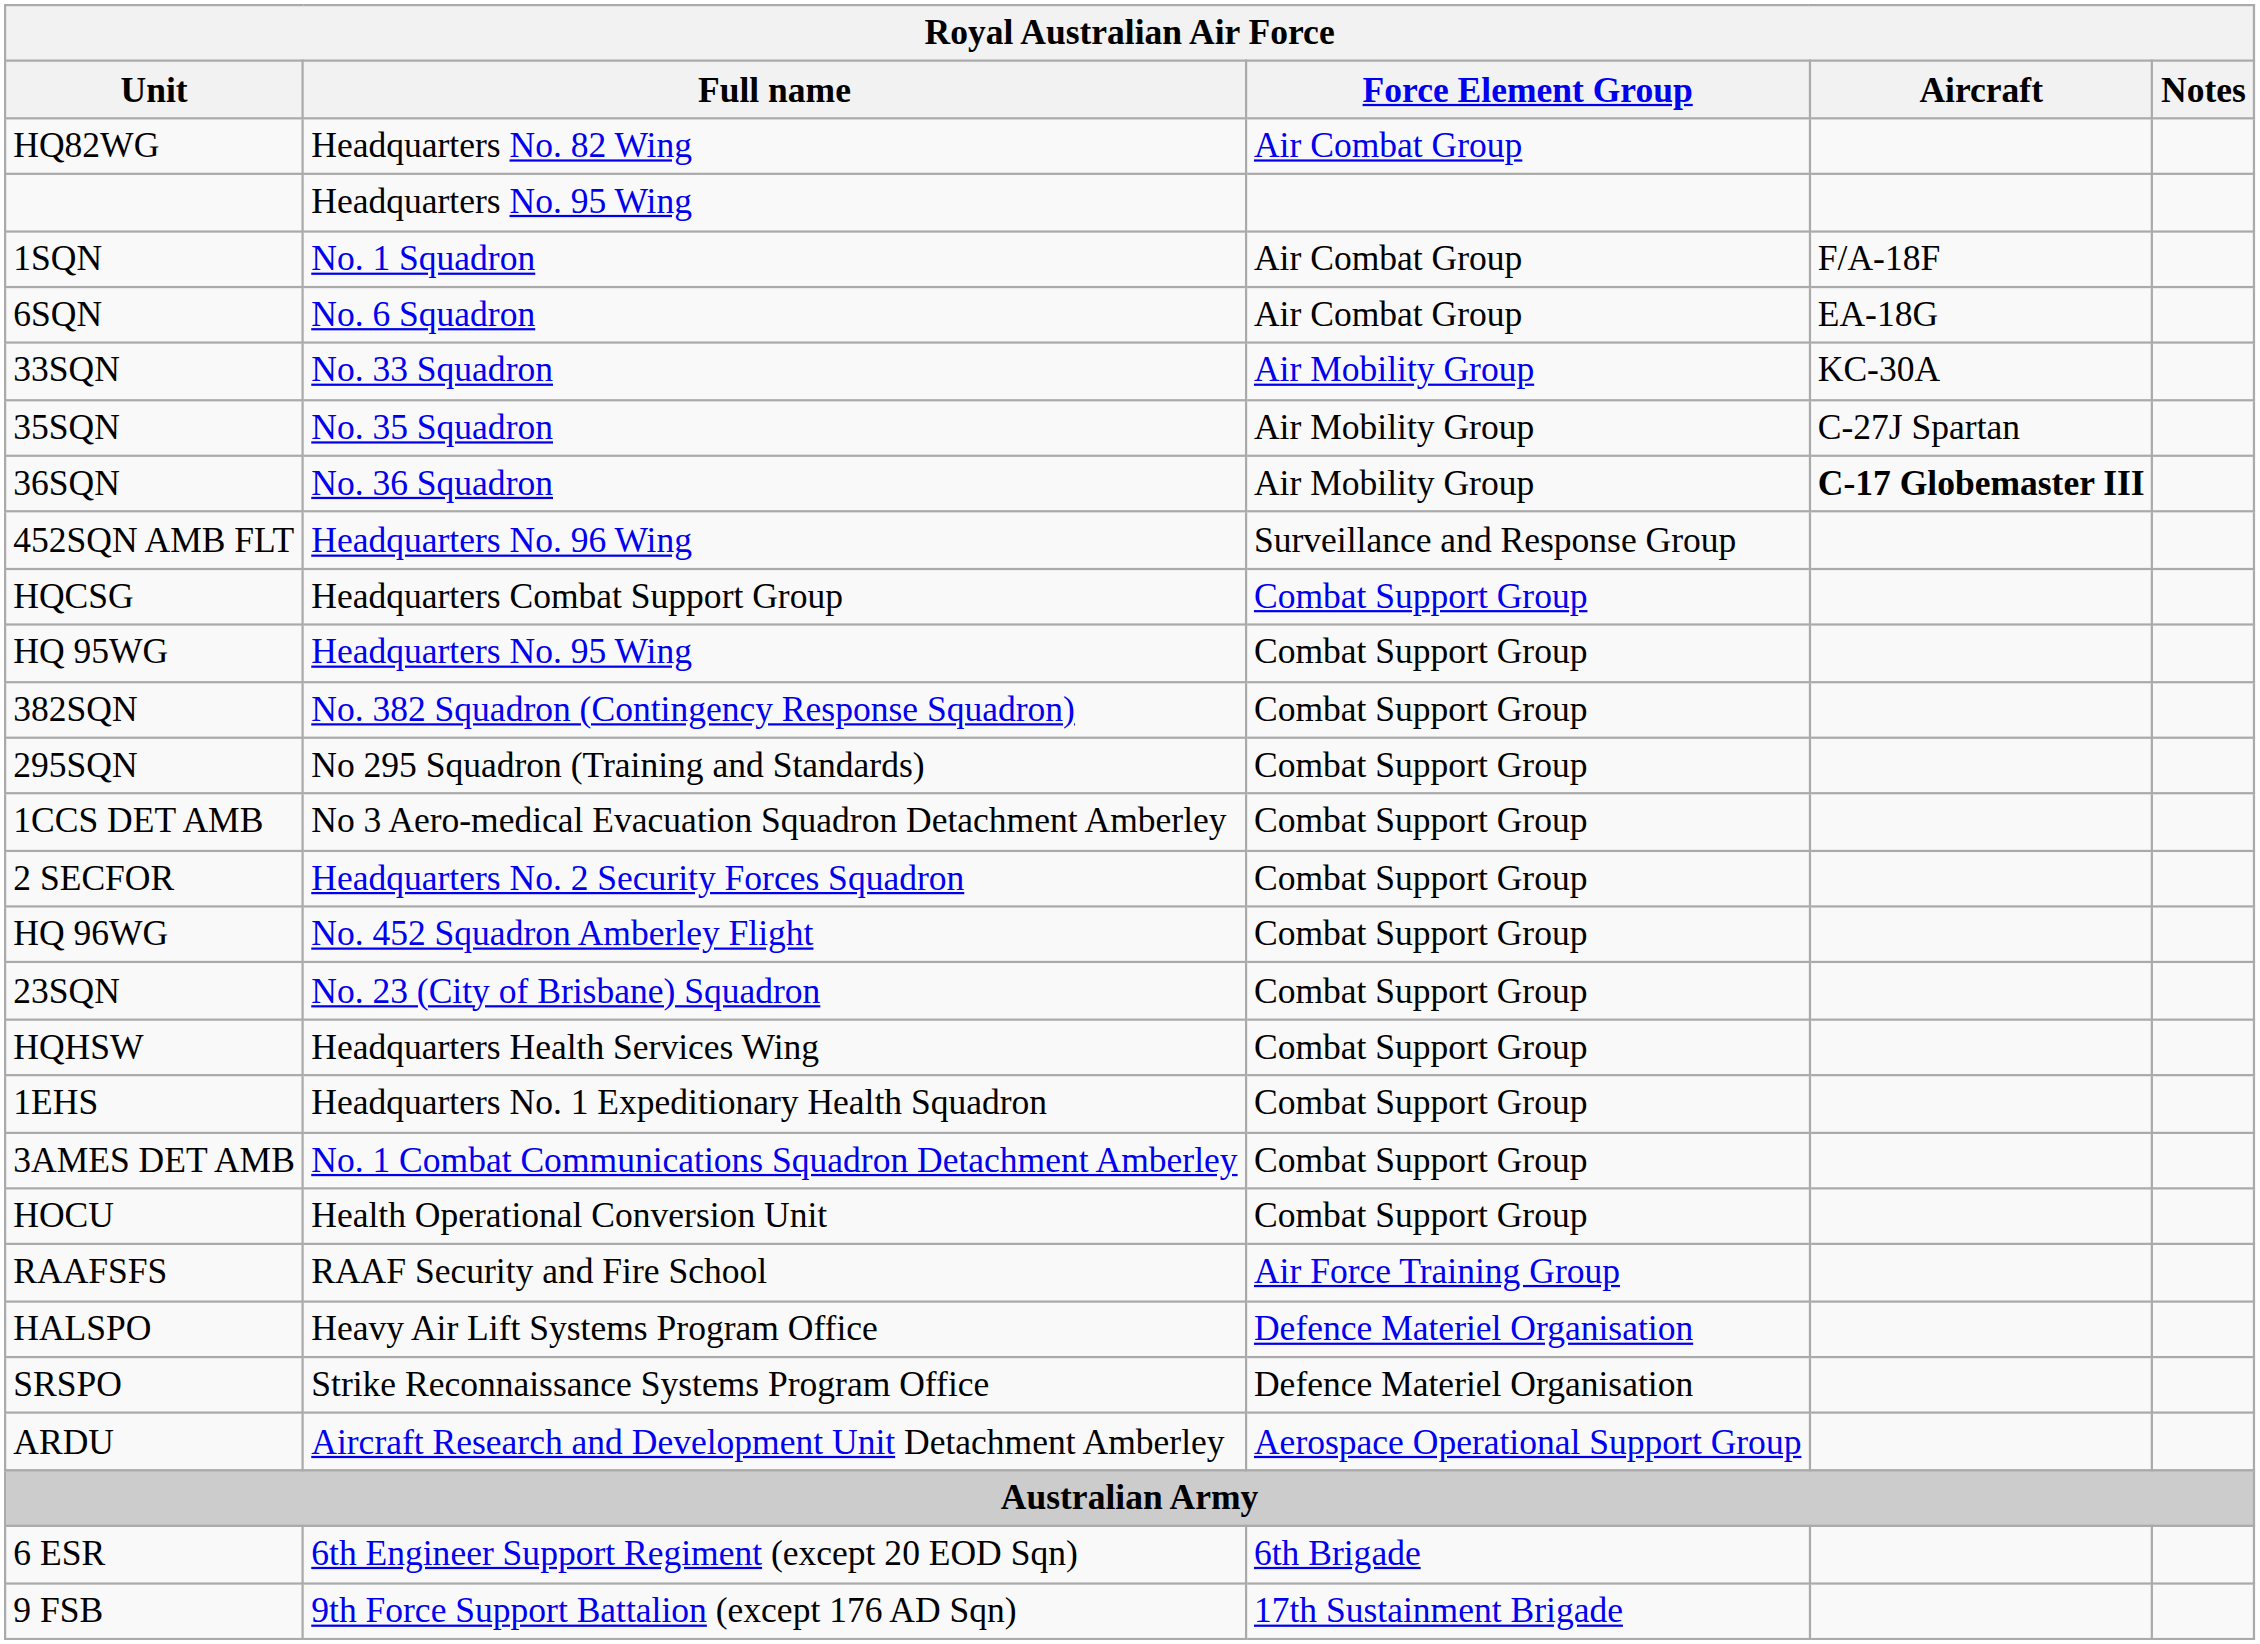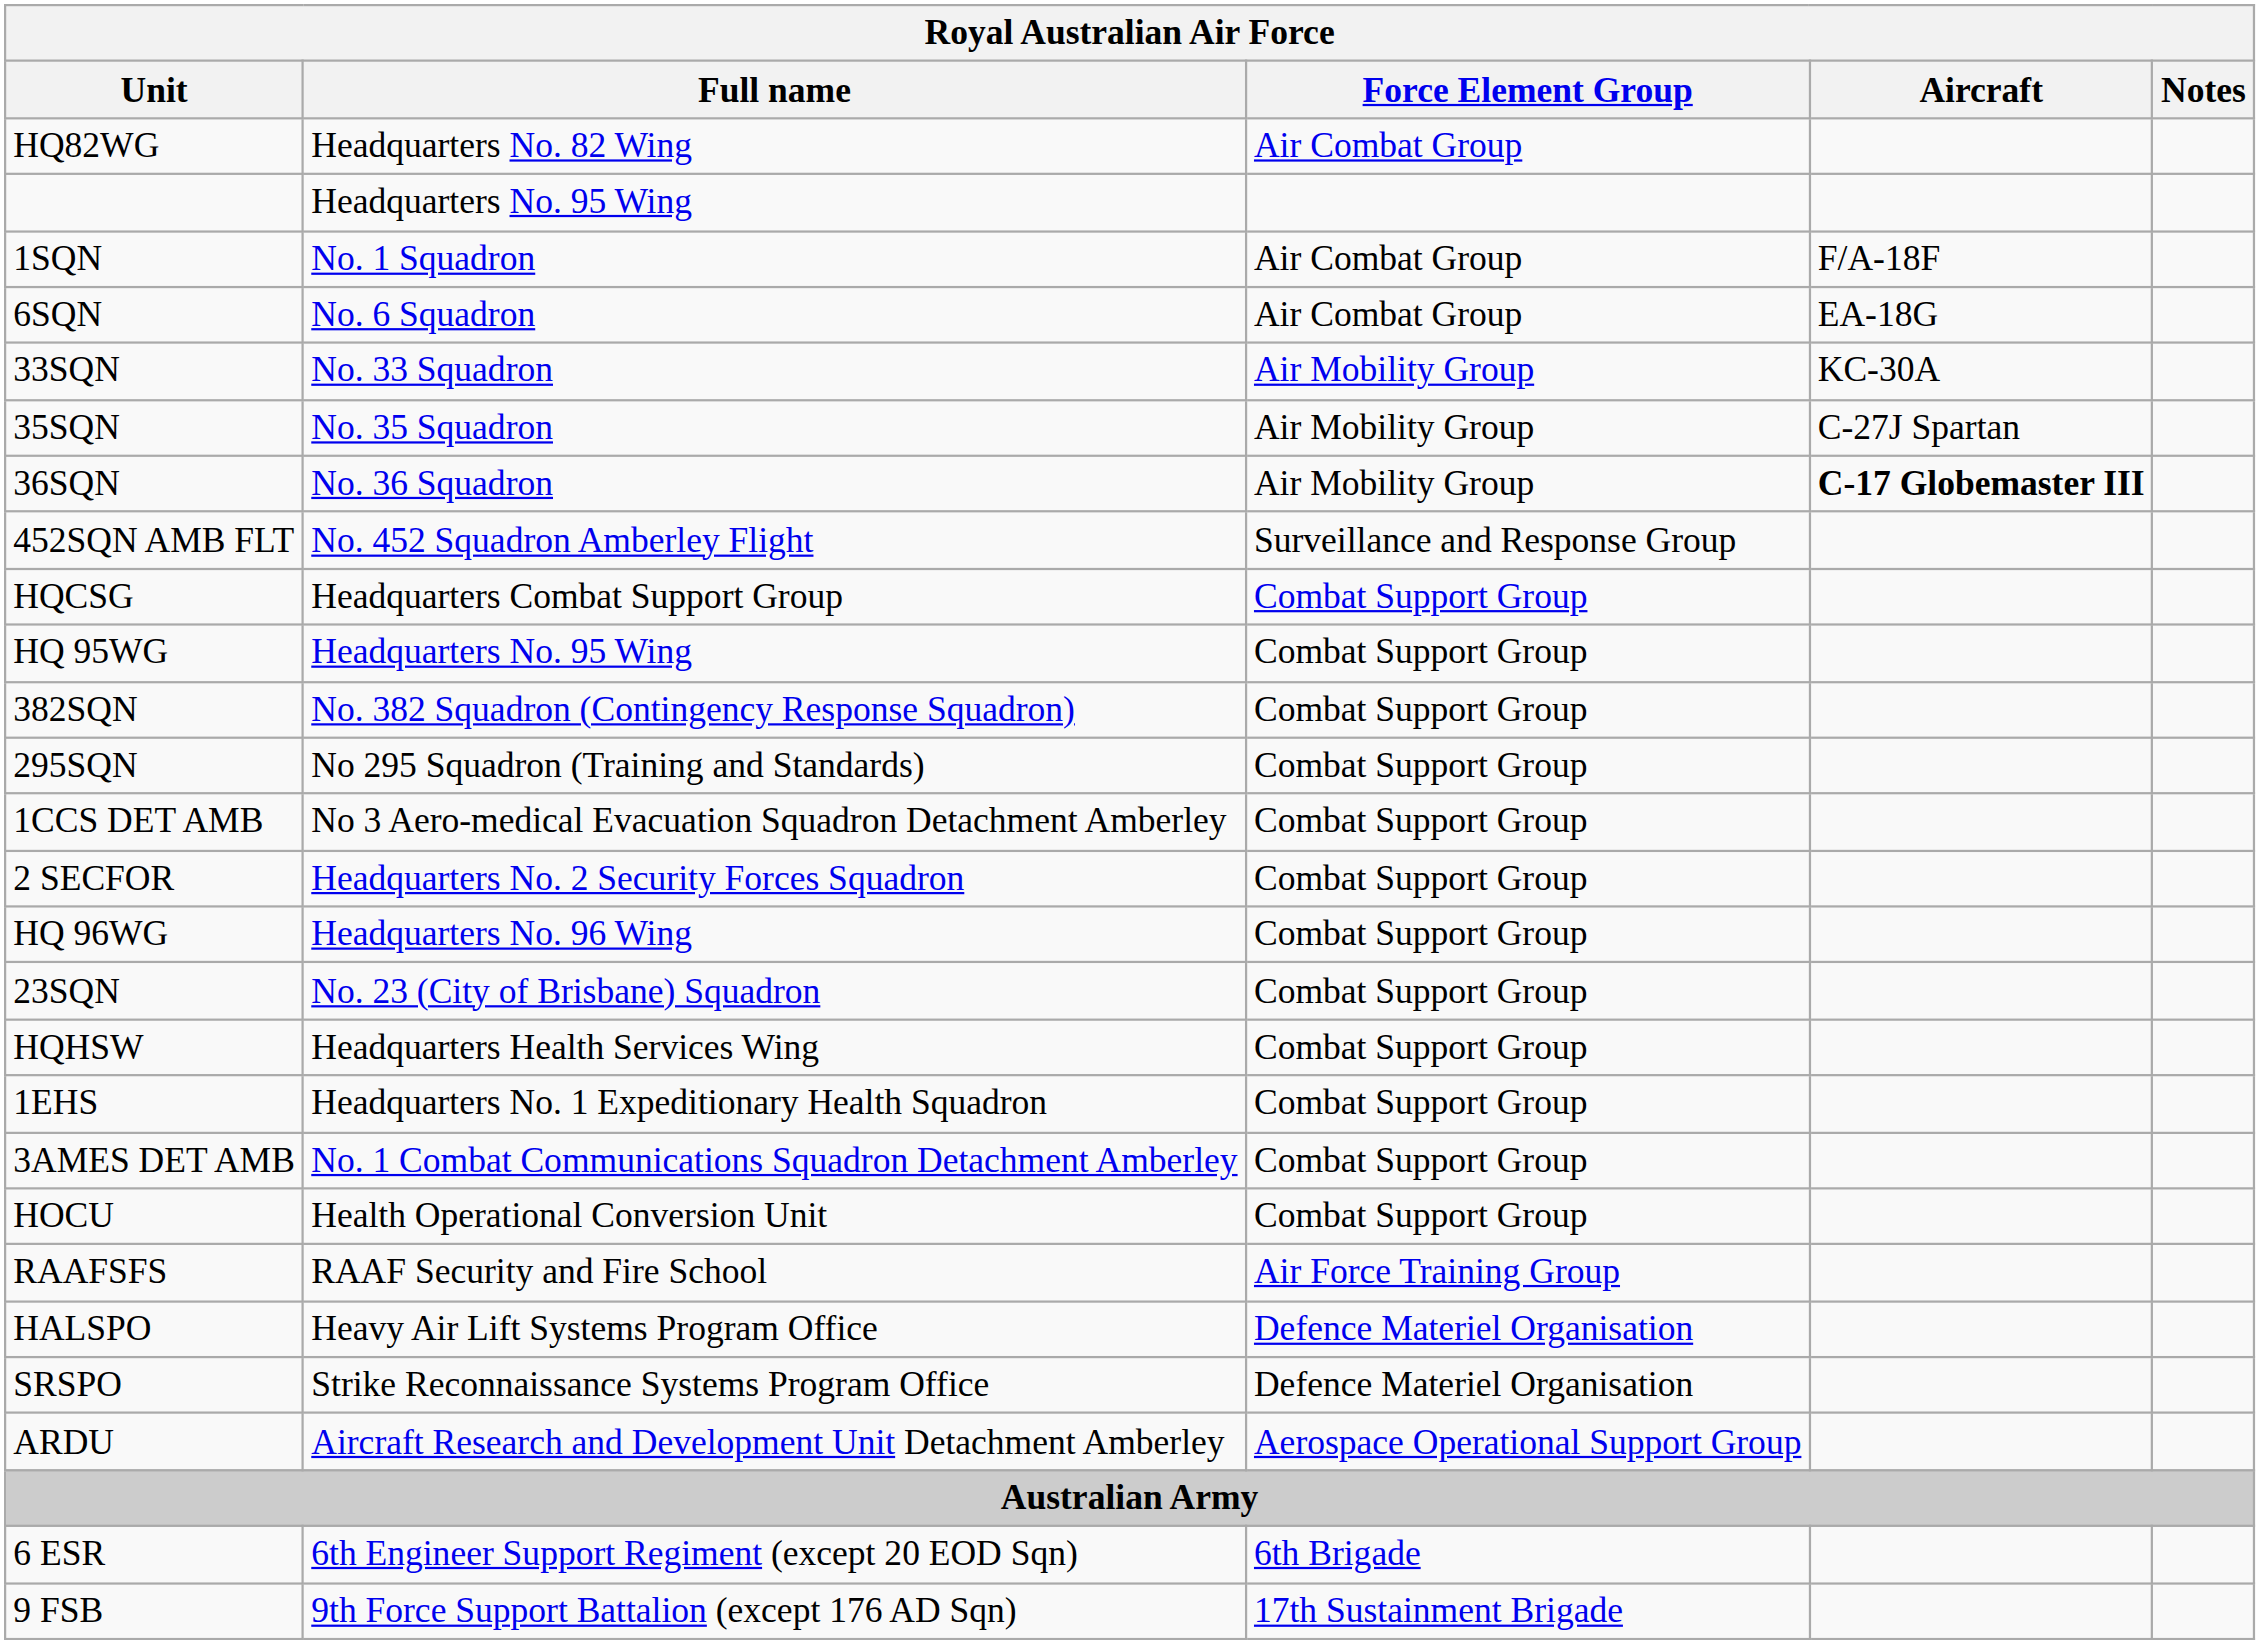(502, 539) Headquarters No. 96 Wing -> (562, 539) No. 452 Squadron Amberley Flight
(562, 933) No. 452 Squadron Amberley Flight -> (502, 933) Headquarters No. 96 Wing
